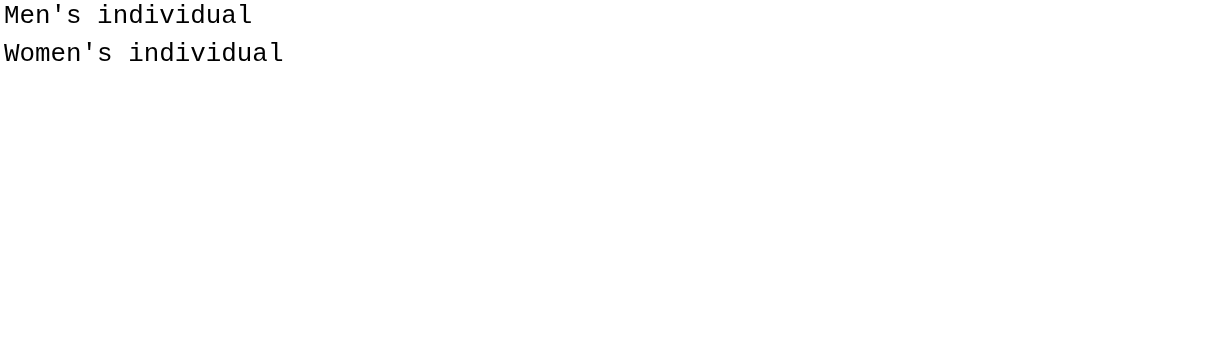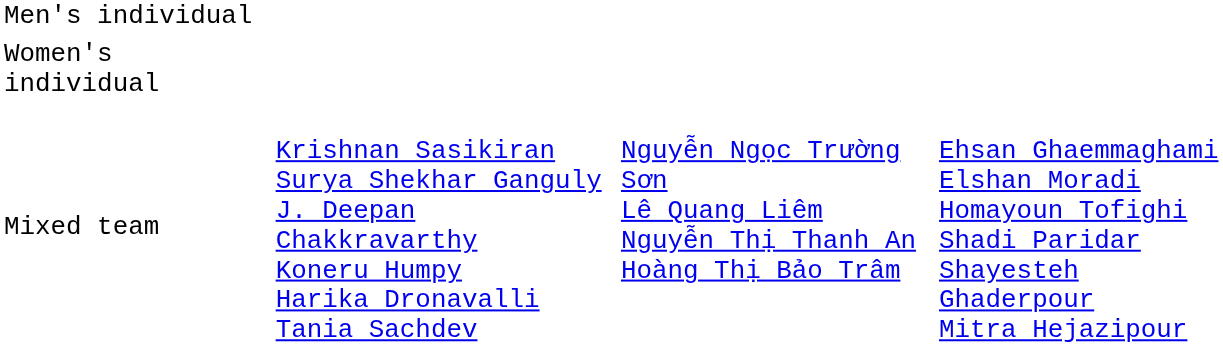+ row: (82, 226)
